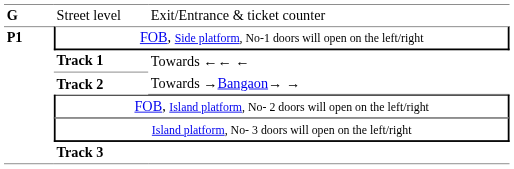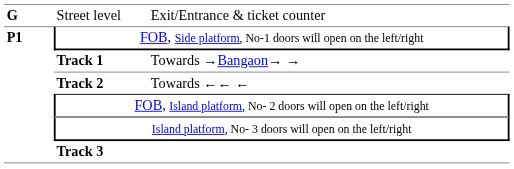(200, 61) Towards ←← ← -> (225, 61) Towards →Bangaon→ →
(225, 83) Towards →Bangaon→ → -> (200, 83) Towards ←← ←
